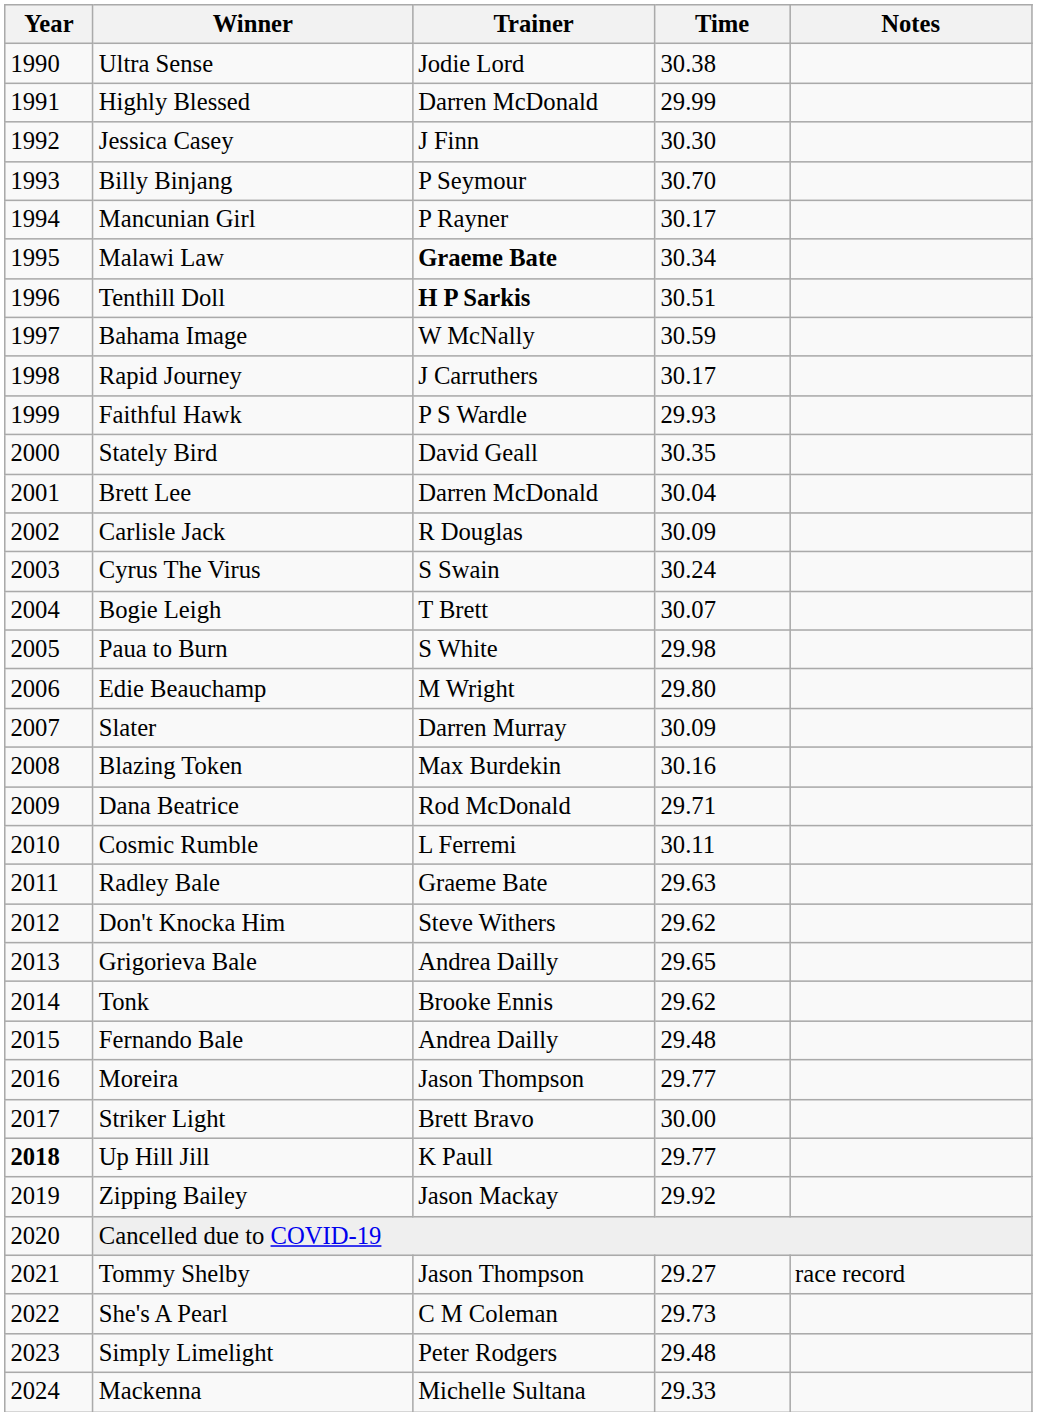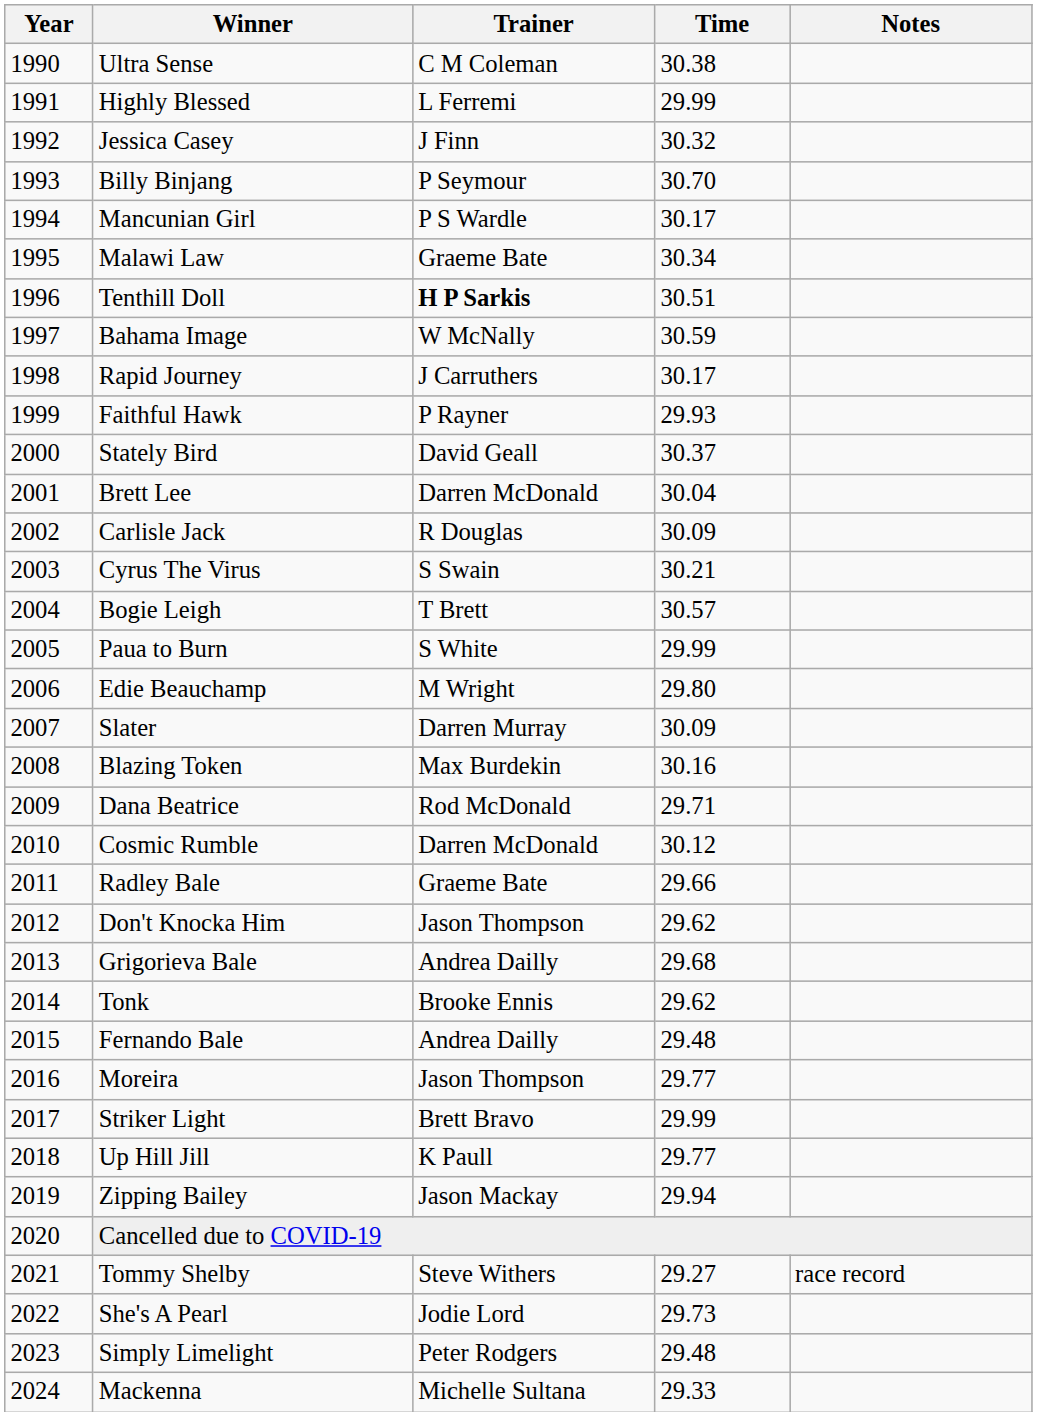(471, 63) Jodie Lord -> (488, 63) C M Coleman
(508, 102) Darren McDonald -> (467, 102) L Ferremi
(688, 141) 30.30 -> (688, 141) 30.32
(463, 219) P Rayner -> (473, 219) P S Wardle
(488, 258) bold -> (483, 258) normal
(473, 414) P S Wardle -> (463, 414) P Rayner
(688, 453) 30.35 -> (688, 453) 30.37
(688, 571) 30.24 -> (688, 571) 30.21
(688, 610) 30.07 -> (688, 610) 30.57
(688, 649) 29.98 -> (688, 649) 29.99
(467, 844) L Ferremi -> (508, 844) Darren McDonald
(688, 844) 30.11 -> (688, 844) 30.12
(688, 883) 29.63 -> (688, 883) 29.66
(487, 922) Steve Withers -> (501, 922) Jason Thompson
(688, 961) 29.65 -> (688, 961) 29.68
(688, 1118) 30.00 -> (688, 1118) 29.99
(35, 1157) bold -> (35, 1157) normal
(688, 1196) 29.92 -> (688, 1196) 29.94
(501, 1274) Jason Thompson -> (487, 1274) Steve Withers
(488, 1313) C M Coleman -> (471, 1313) Jodie Lord
